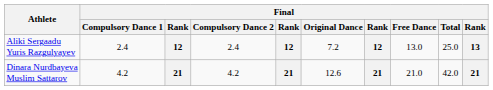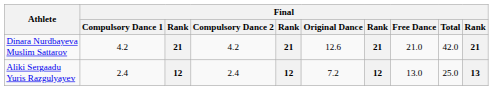rows swapped: (41, 47) <-> (42, 73)
